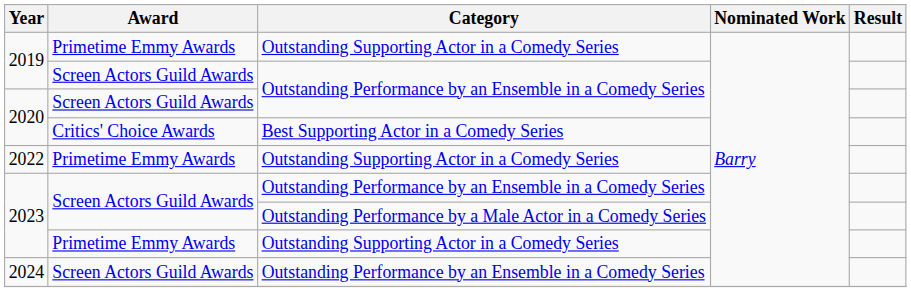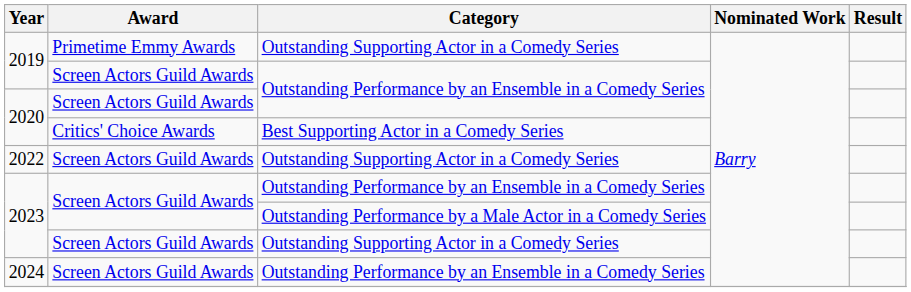(144, 159) Primetime Emmy Awards -> (153, 159) Screen Actors Guild Awards
(144, 243) Primetime Emmy Awards -> (153, 243) Screen Actors Guild Awards
